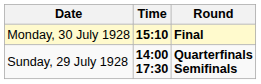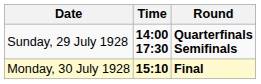rows swapped: (68, 61) <-> (69, 34)
